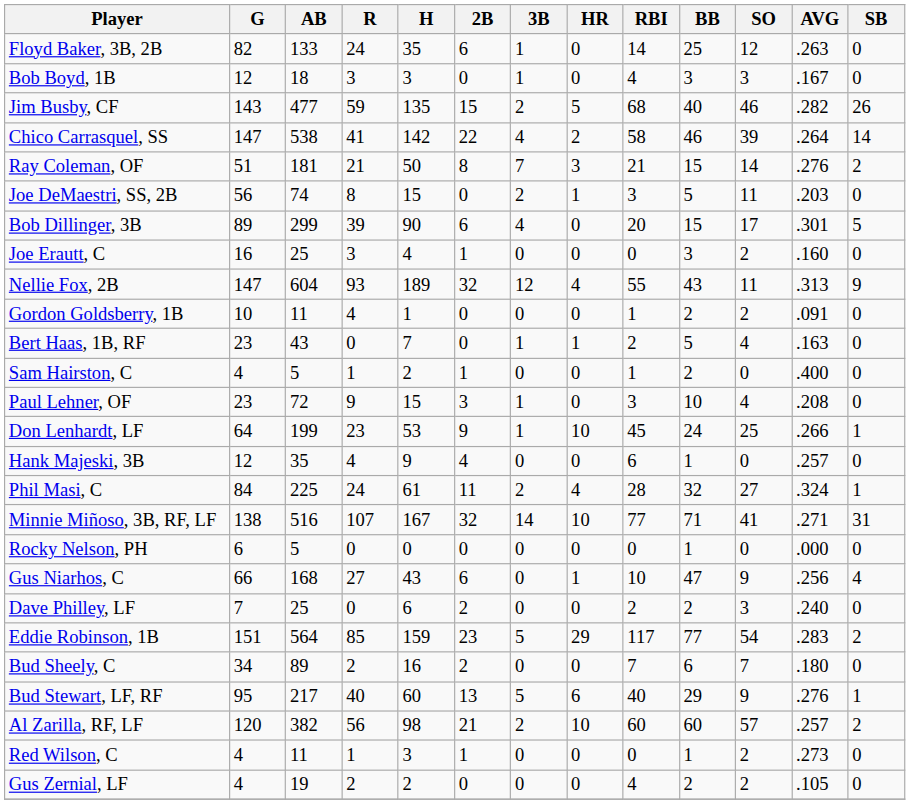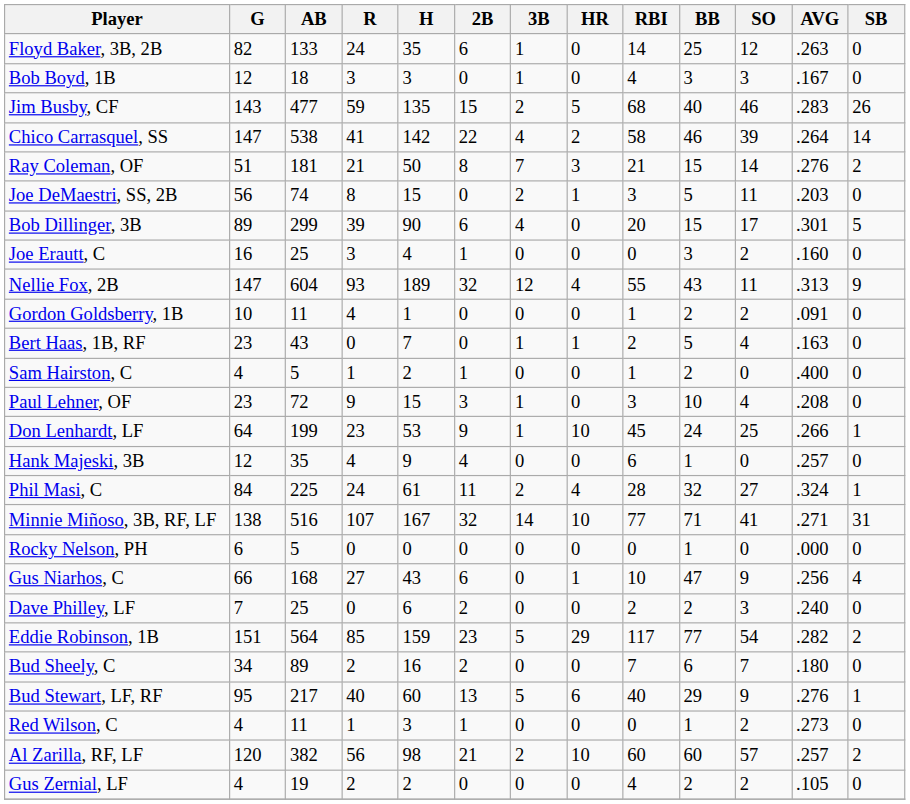(812, 107) .282 -> (812, 107) .283
(812, 637) .283 -> (812, 637) .282
rows swapped: (63, 755) <-> (76, 725)
